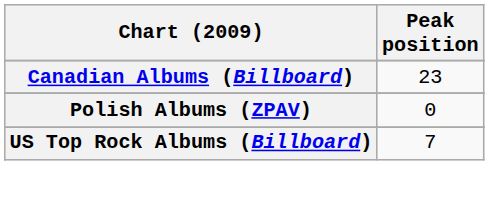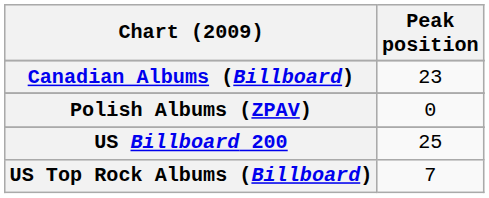+ row: (191, 143)
